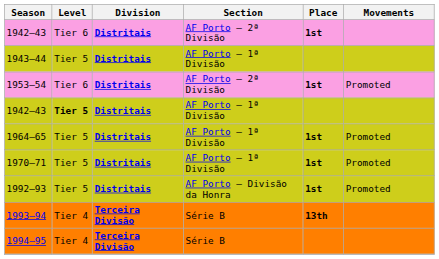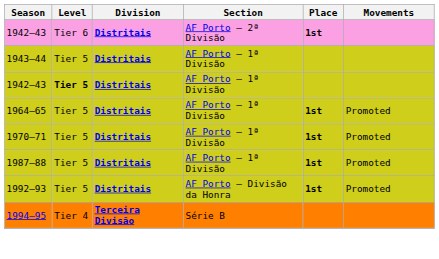- row: (26, 85)
+ row: (26, 163)
- row: (26, 215)
